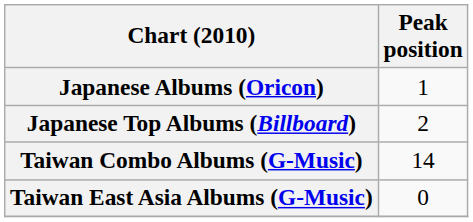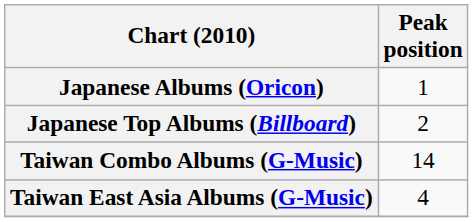(423, 197) 0 -> (423, 197) 4
